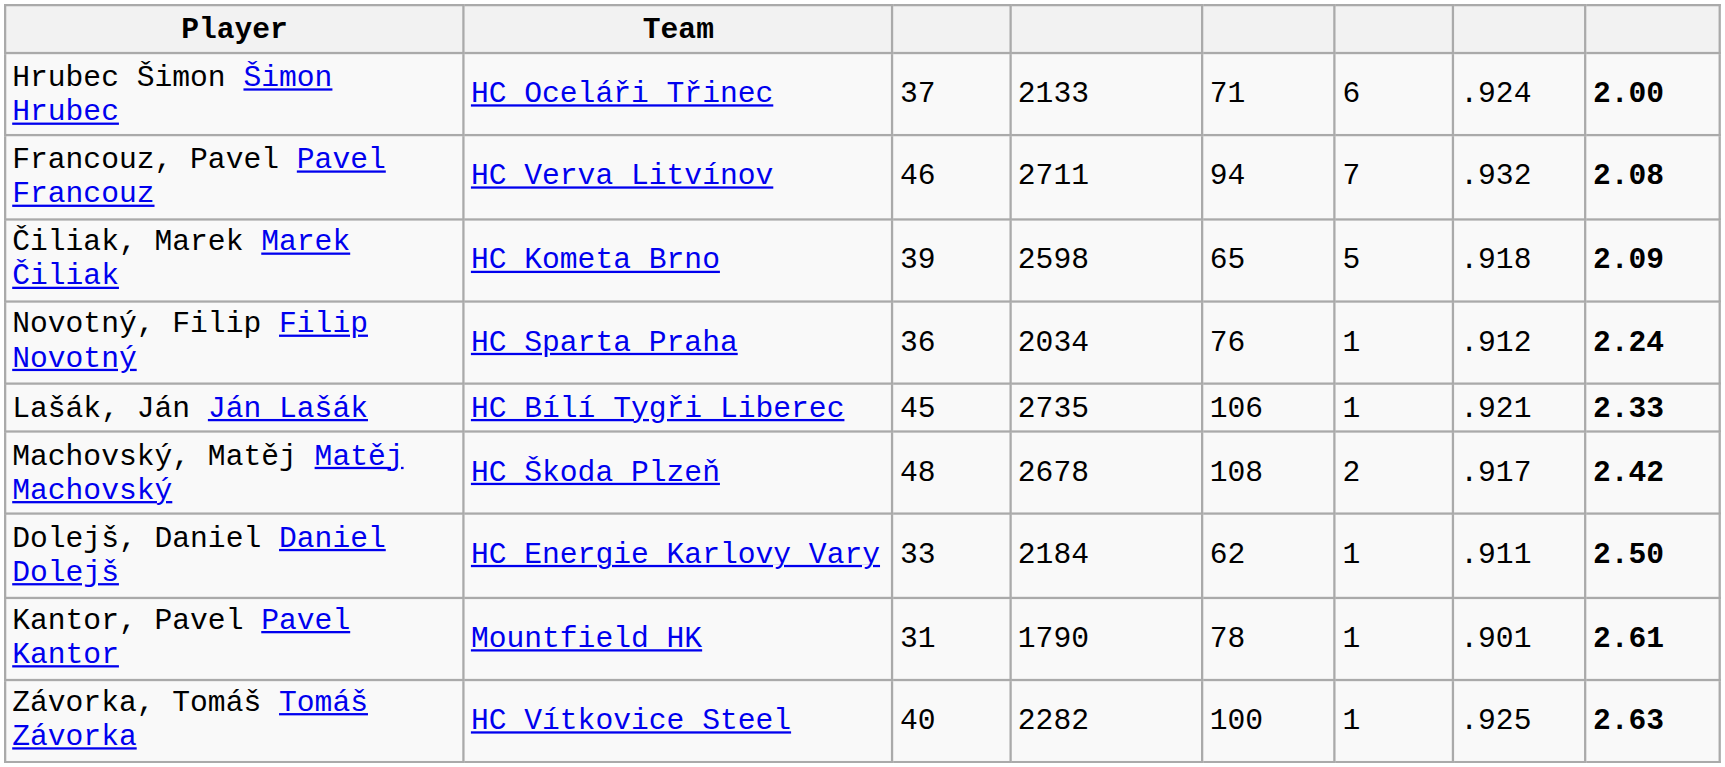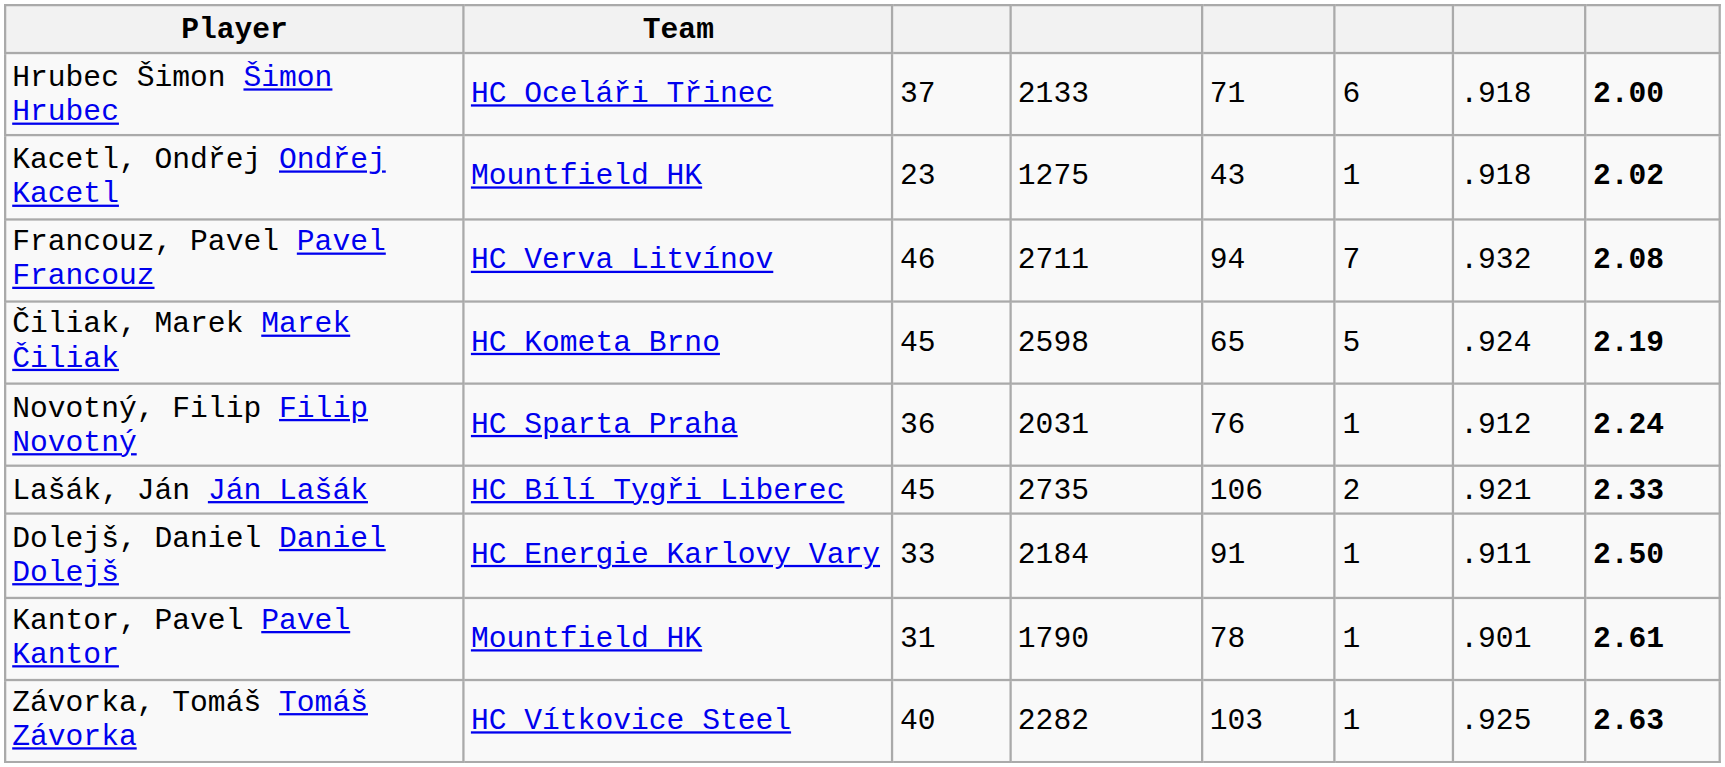(1496, 95) .924 -> (1496, 95) .918
+ row: (199, 177)
(918, 260) 39 -> (918, 342) 45
(1496, 260) .918 -> (1496, 342) .924
(1629, 260) 2.09 -> (1629, 342) 2.19
(1053, 342) 2034 -> (1053, 425) 2031
(1351, 408) 1 -> (1351, 490) 2
- row: (208, 473)
(1228, 556) 62 -> (1228, 556) 91
(1236, 721) 100 -> (1236, 721) 103
